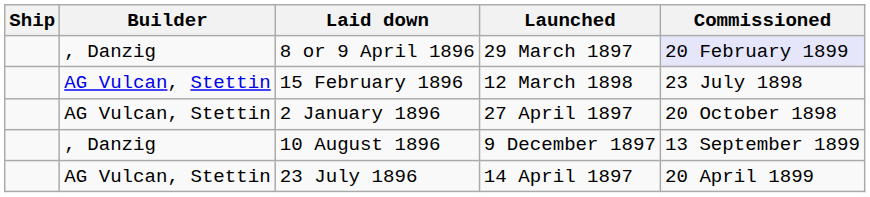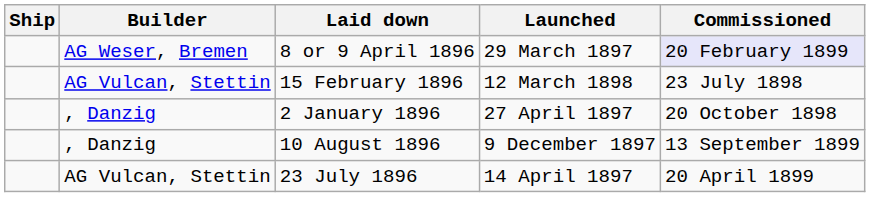(110, 51) , Danzig -> (156, 51) AG Weser, Bremen
(167, 114) AG Vulcan, Stettin -> (110, 114) , Danzig
